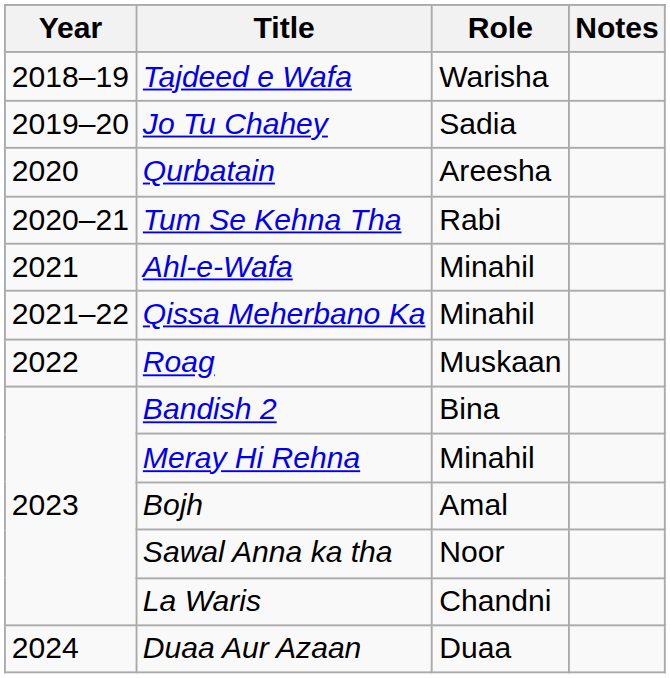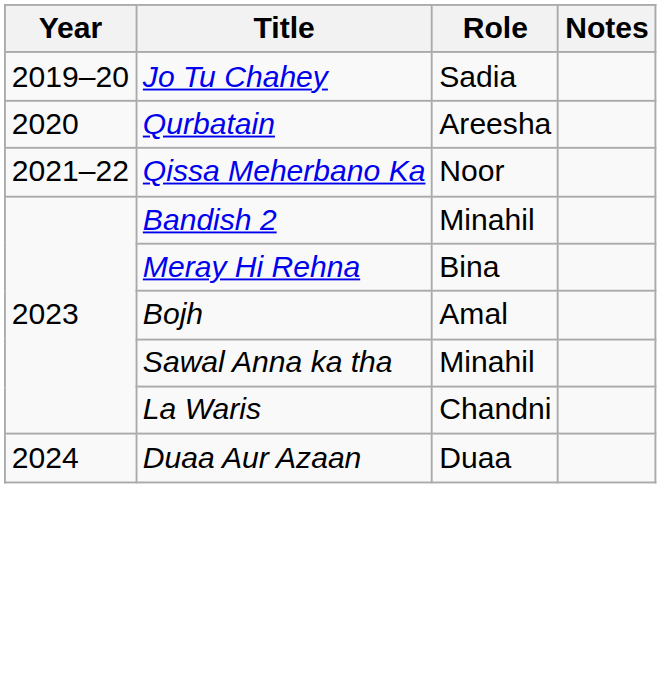- row: (247, 76)
- row: (272, 219)
- row: (218, 266)
(487, 314) Minahil -> (472, 171) Noor
- row: (179, 362)
(469, 409) Bina -> (487, 219) Minahil
(487, 457) Minahil -> (469, 266) Bina
(472, 553) Noor -> (487, 362) Minahil
